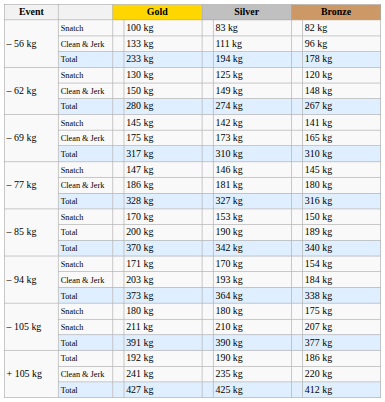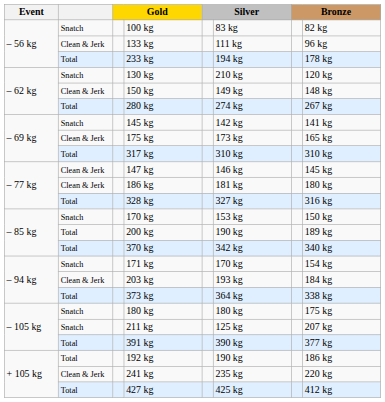(229, 75) 125 kg -> (229, 75) 210 kg
(72, 170) Snatch -> (83, 170) Clean & Jerk
(229, 327) 210 kg -> (229, 327) 125 kg
